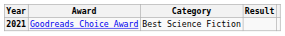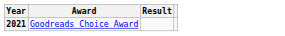- column: (192, 11)
